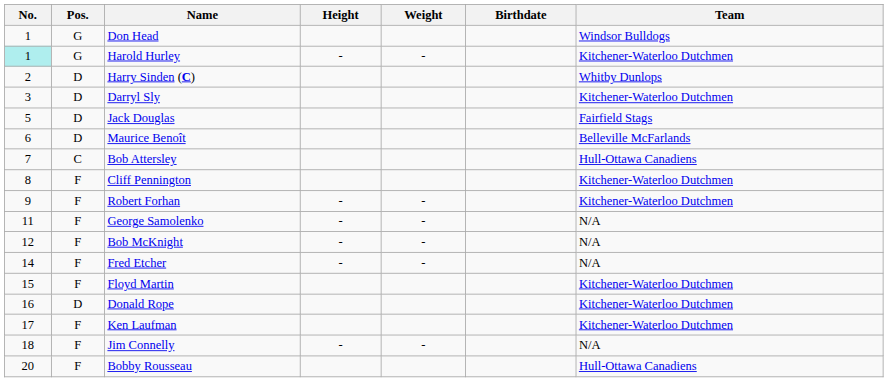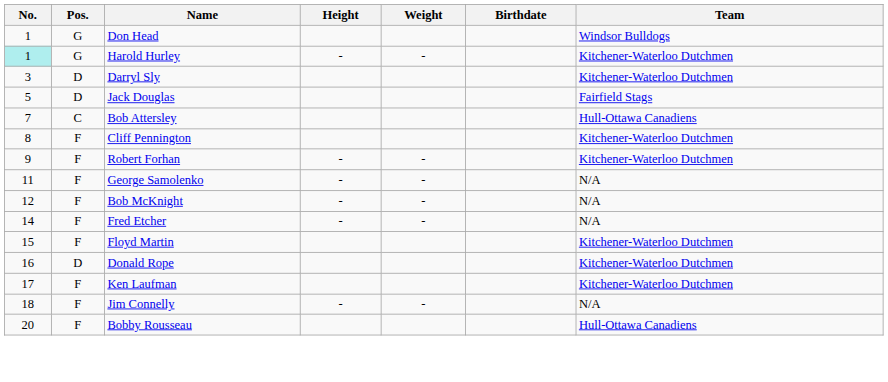- row: (151, 77)
- row: (147, 139)
